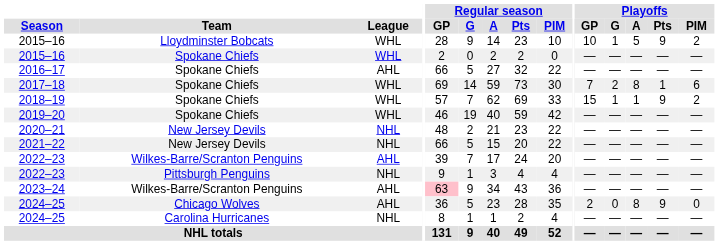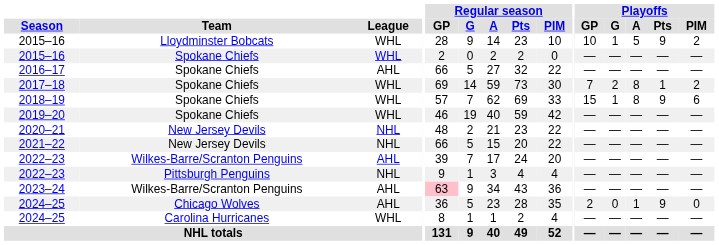(696, 85) 6 -> (696, 85) 2
(636, 100) 1 -> (636, 100) 8
(696, 100) 2 -> (696, 100) 6
(636, 203) 8 -> (636, 203) 1
(388, 218) NHL -> (388, 218) WHL
